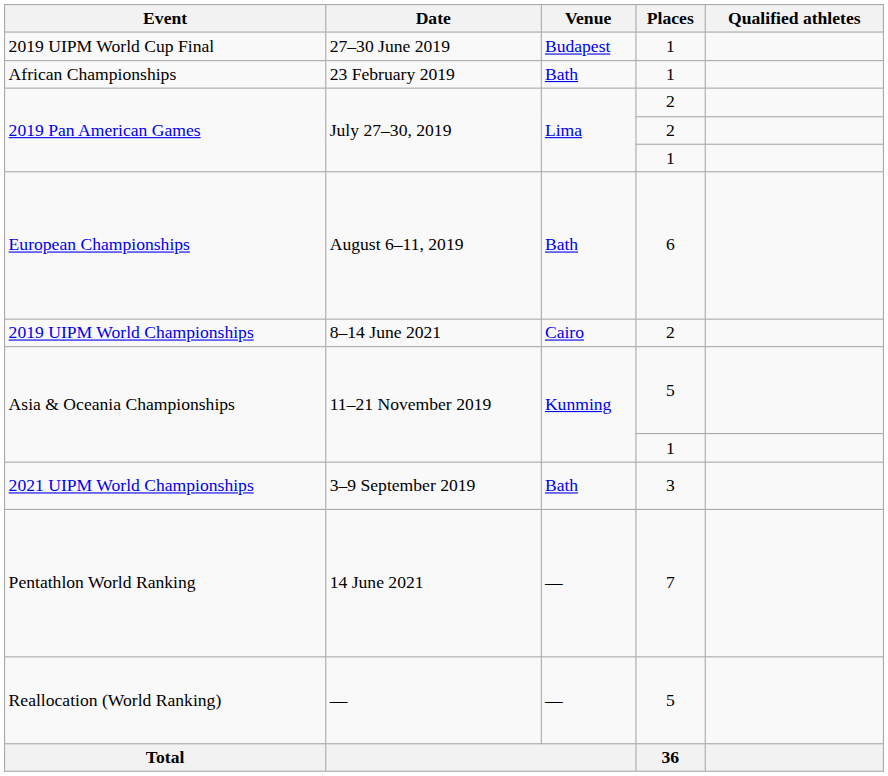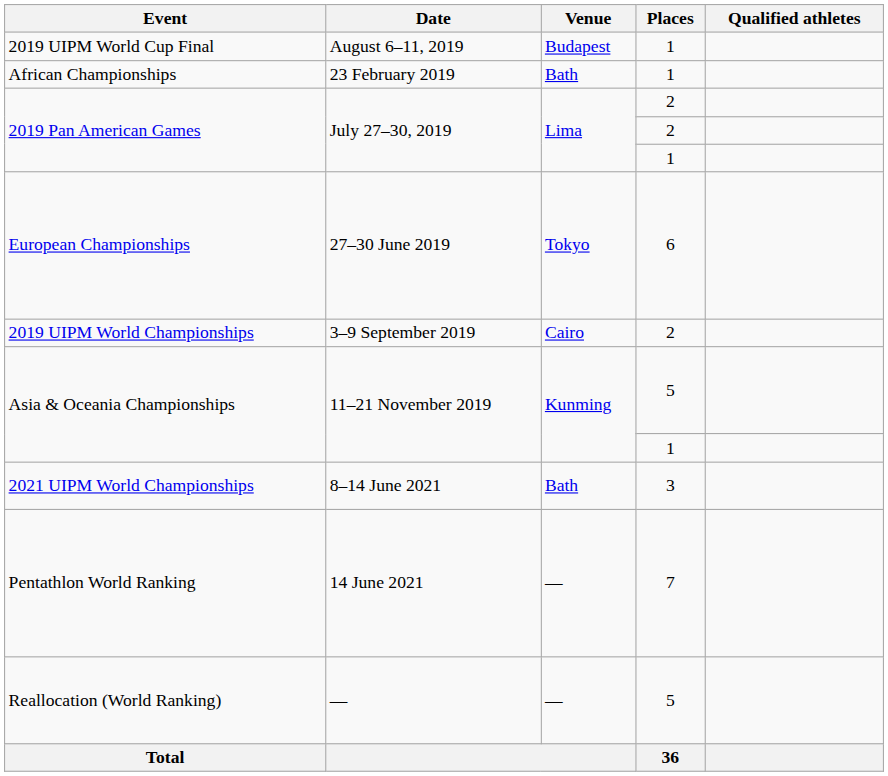(390, 46) 27–30 June 2019 -> (397, 46) August 6–11, 2019
(397, 245) August 6–11, 2019 -> (390, 245) 27–30 June 2019
(562, 245) Bath -> (567, 245) Tokyo
(385, 332) 8–14 June 2021 -> (403, 332) 3–9 September 2019
(403, 485) 3–9 September 2019 -> (385, 485) 8–14 June 2021
